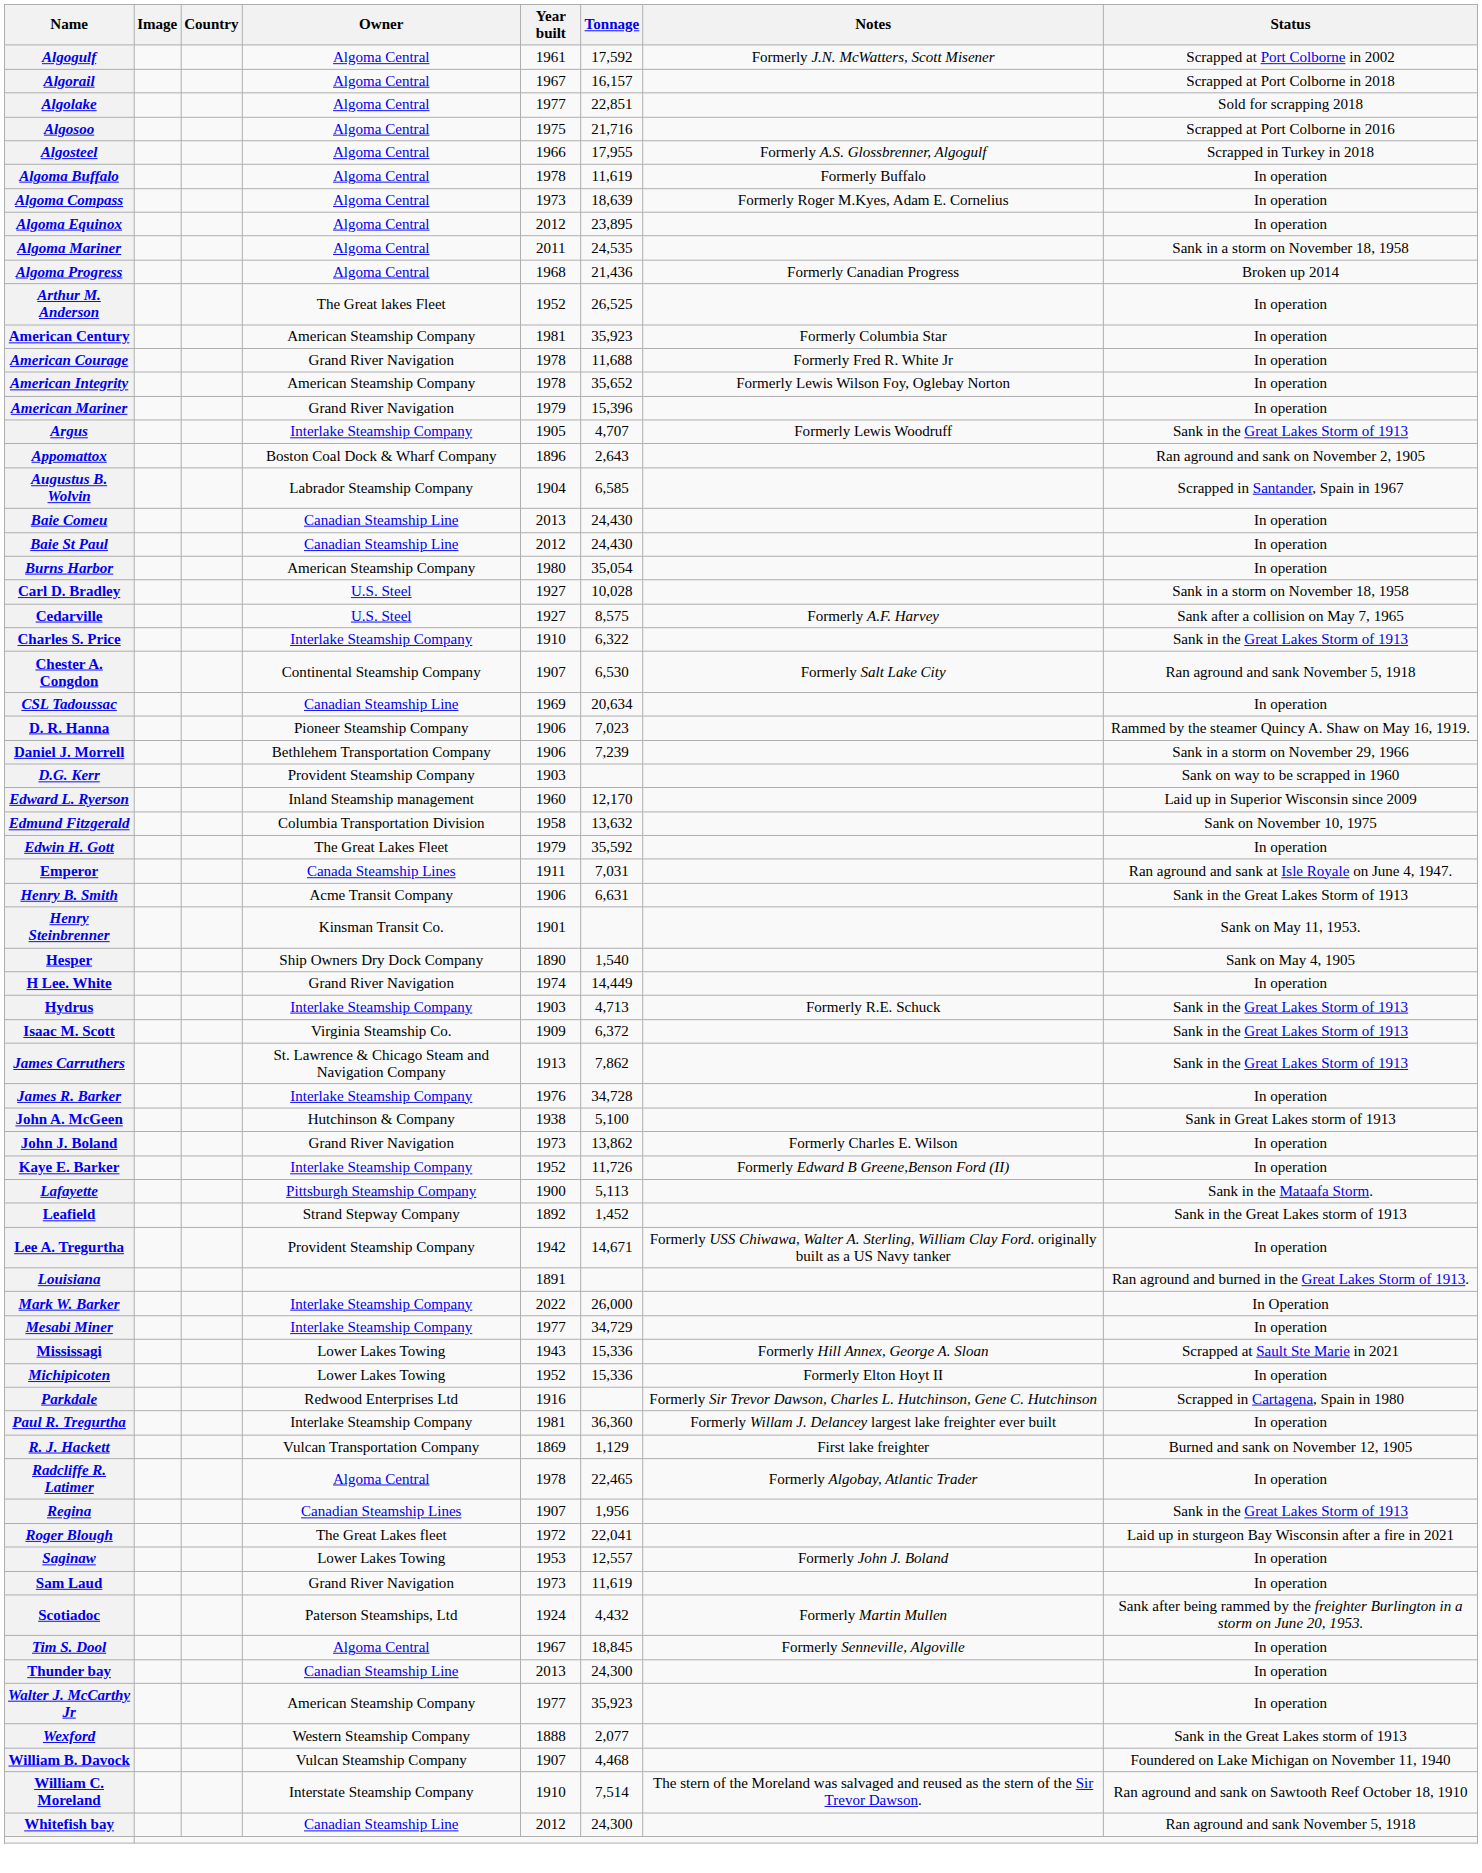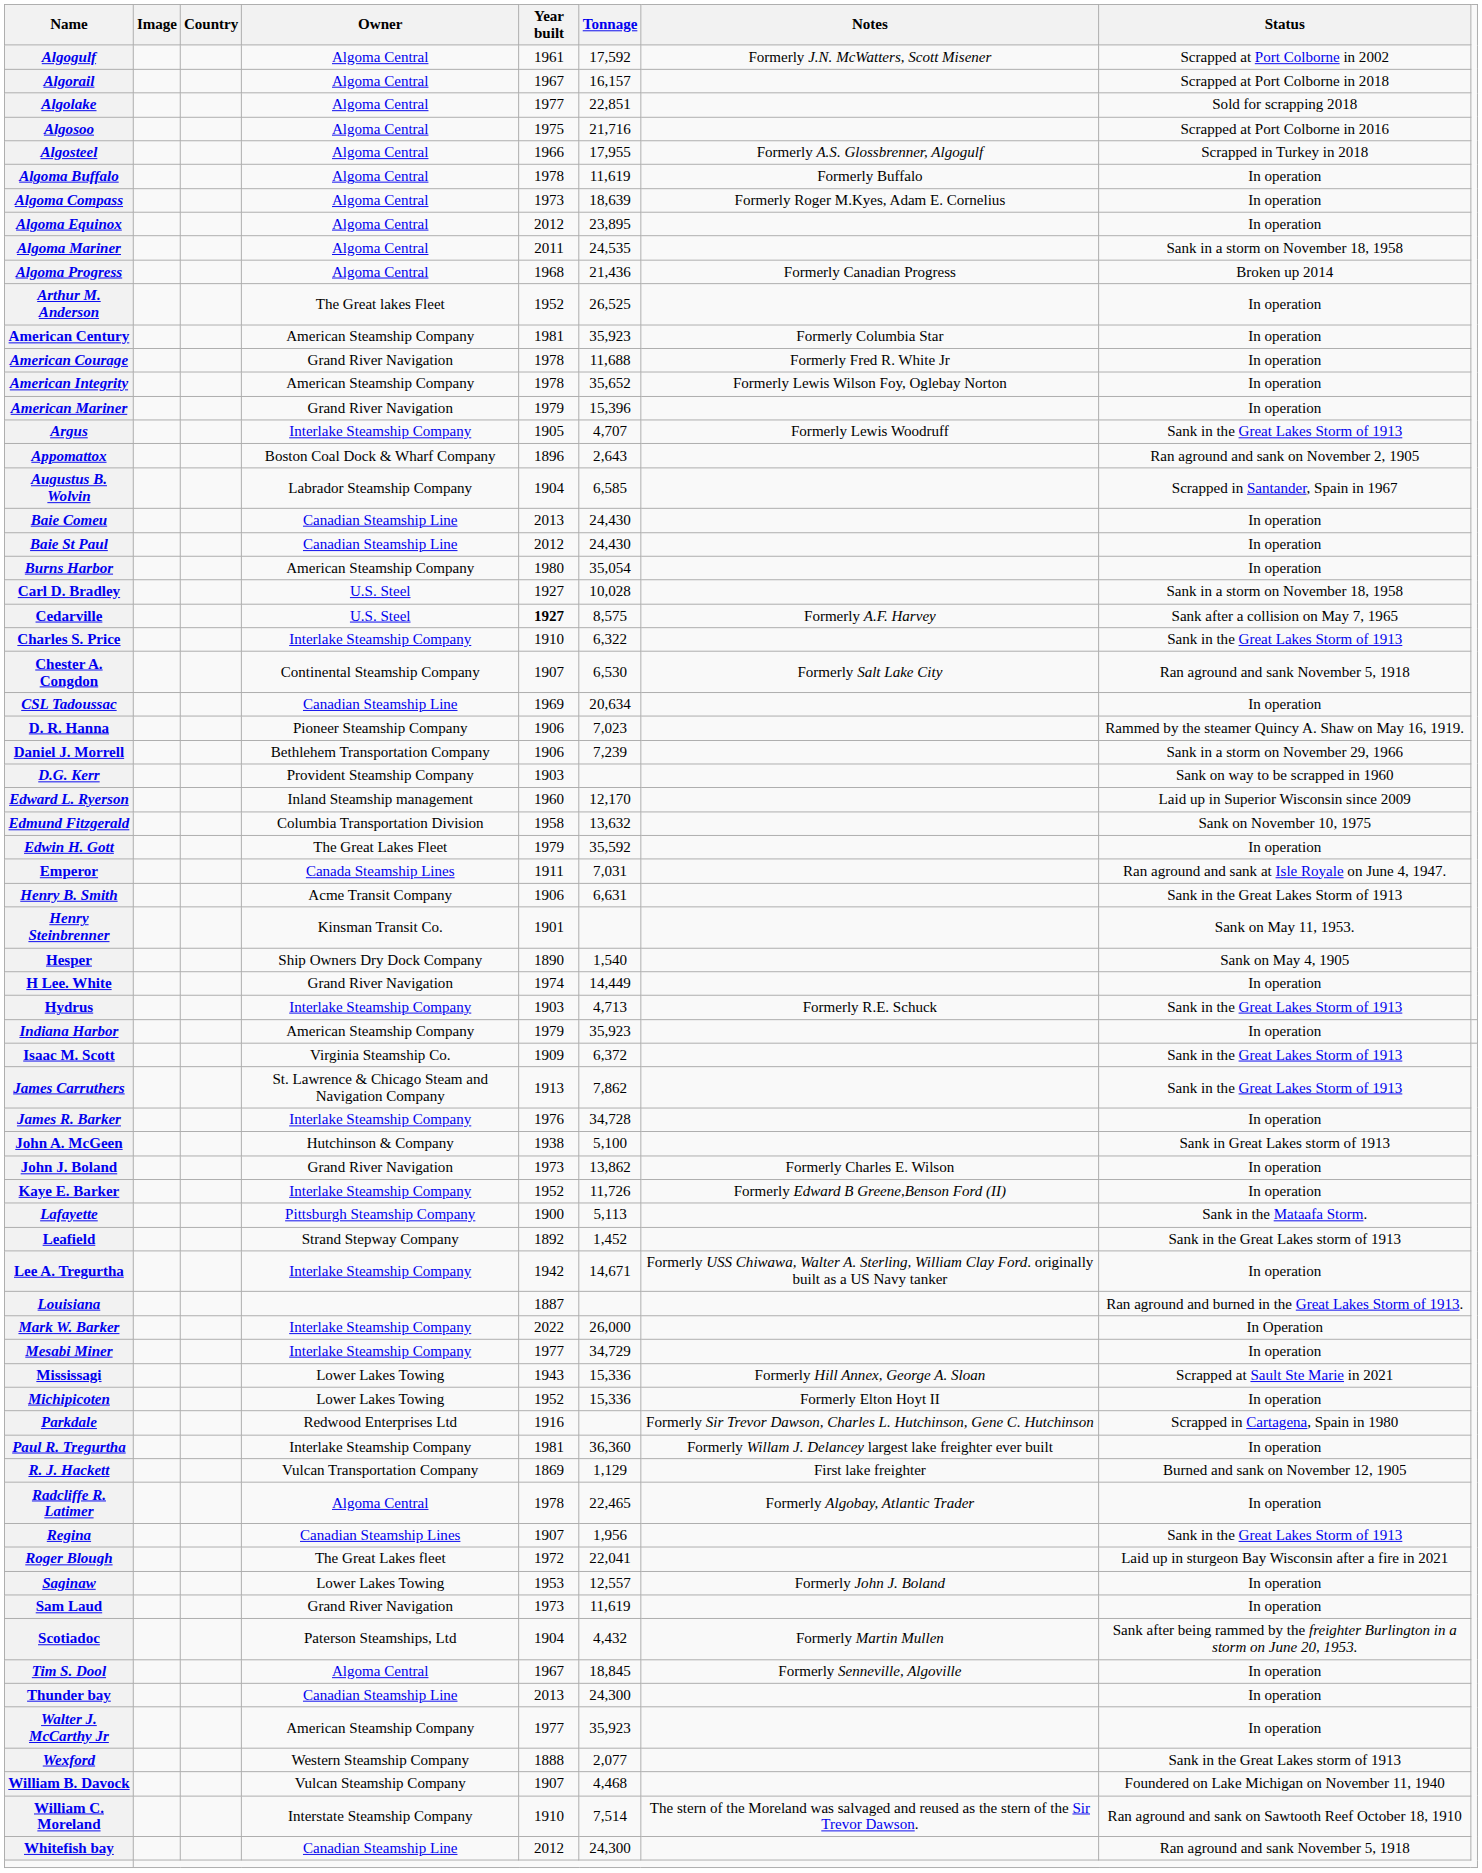(551, 615) normal -> (549, 615) bold
+ row: (69, 1031)
(381, 1247) Provident Steamship Company -> (380, 1271) Interlake Steamship Company
(551, 1279) 1891 -> (549, 1303) 1887
(551, 1615) 1924 -> (549, 1639) 1904
